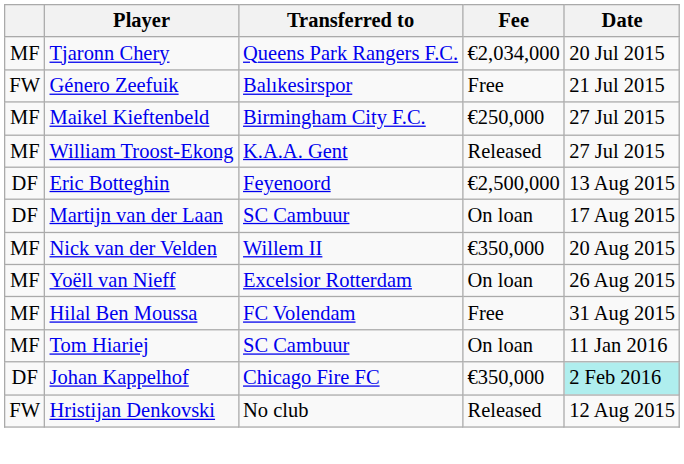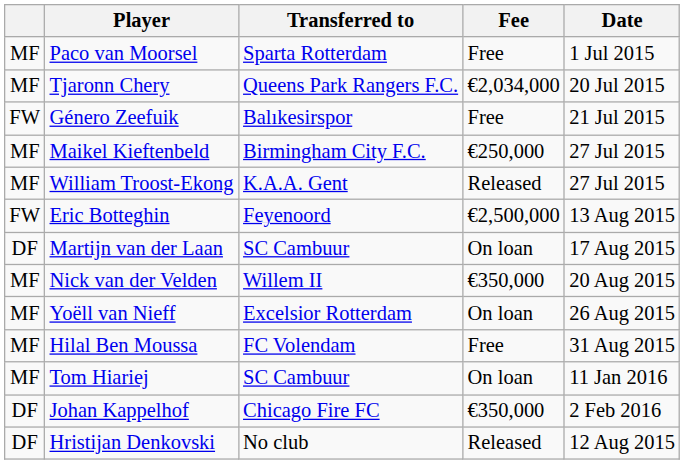+ row: (123, 53)
(25, 183) DF -> (25, 215) FW
(615, 378) paleturquoise background -> (615, 410) no background
(25, 410) FW -> (25, 442) DF
